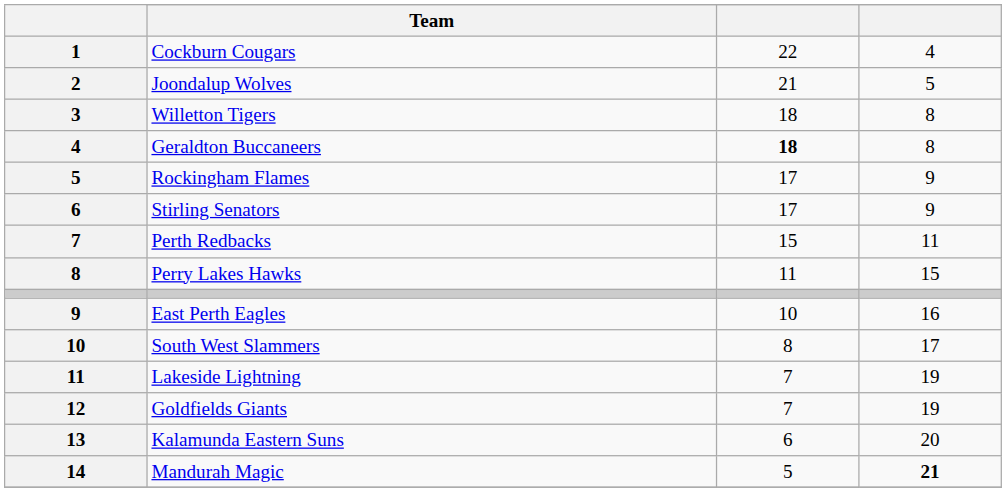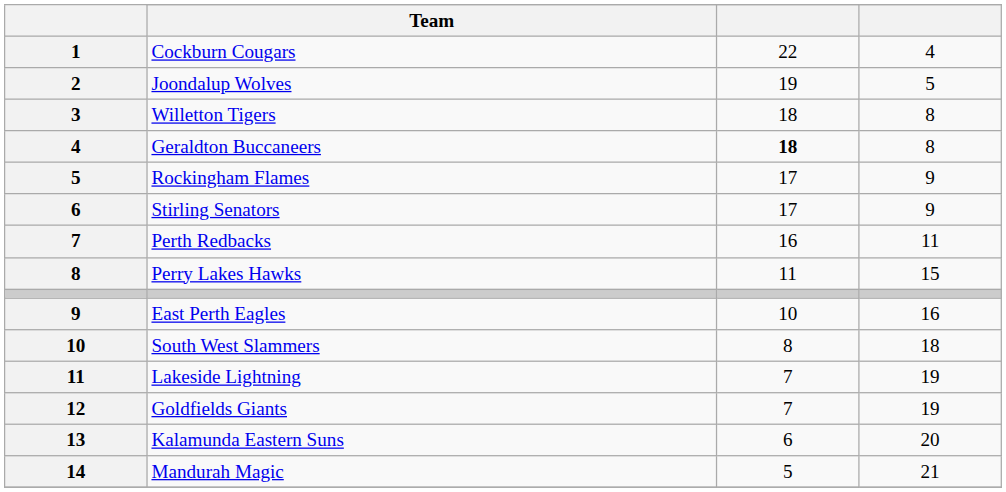(788, 83) 21 -> (788, 83) 19
(788, 241) 15 -> (788, 241) 16
(930, 345) 17 -> (930, 345) 18
(930, 471) bold -> (930, 471) normal
